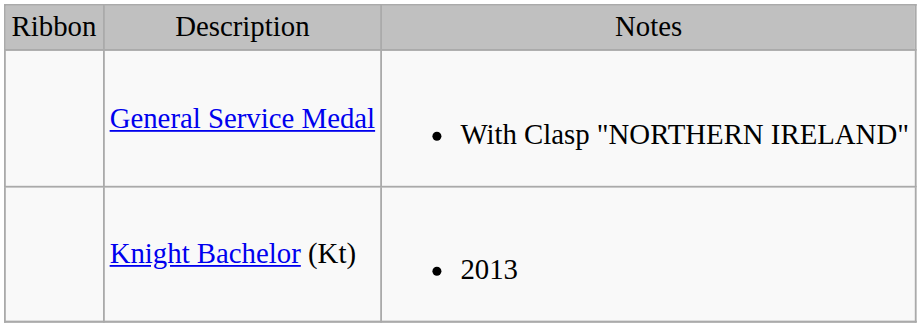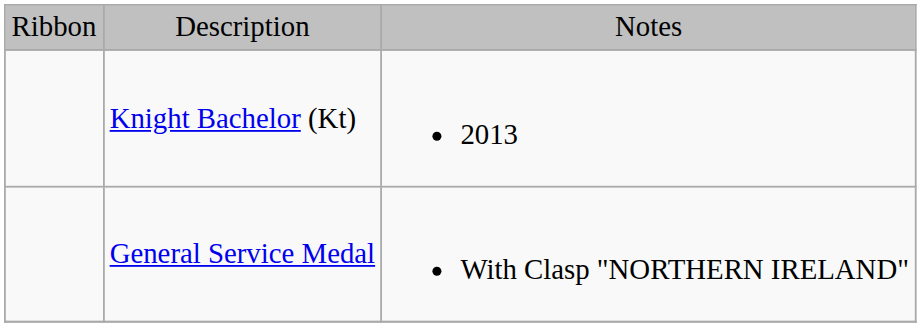rows swapped: (233, 253) <-> (242, 118)
